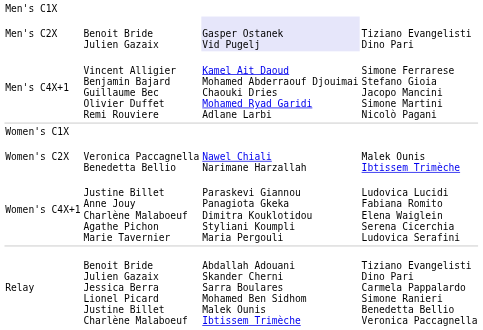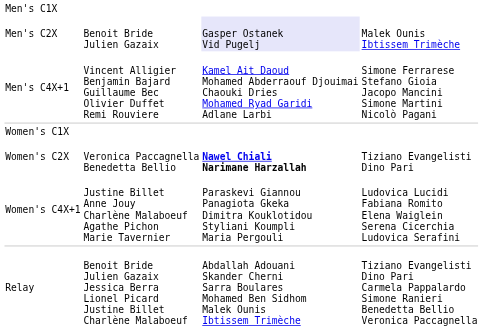(417, 39) Tiziano Evangelisti Dino Pari -> (411, 39) Malek Ounis Ibtissem Trimèche
(254, 162) normal -> (254, 162) bold
(411, 162) Malek Ounis Ibtissem Trimèche -> (417, 162) Tiziano Evangelisti Dino Pari
